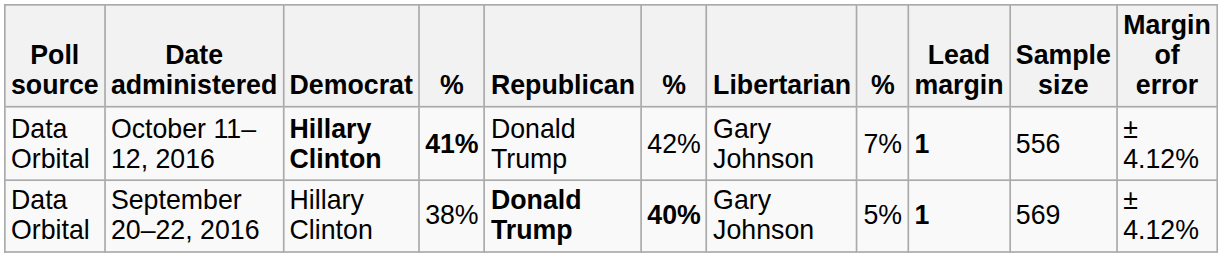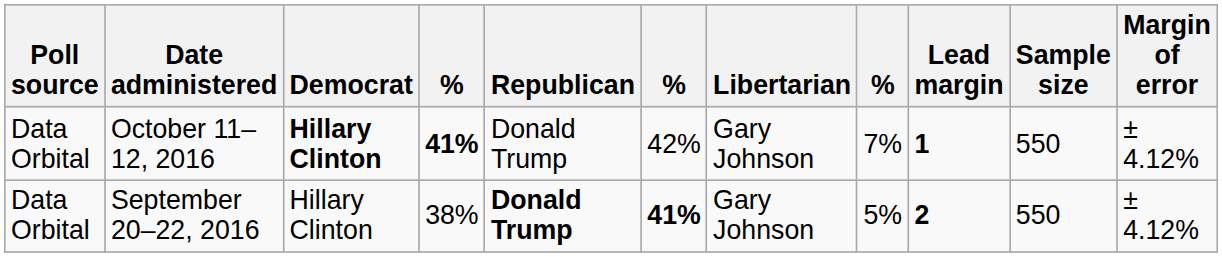(1038, 143) 556 -> (1038, 143) 550
(674, 215) 40% -> (674, 215) 41%
(922, 215) 1 -> (922, 215) 2
(1038, 215) 569 -> (1038, 215) 550
